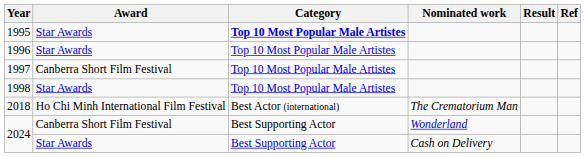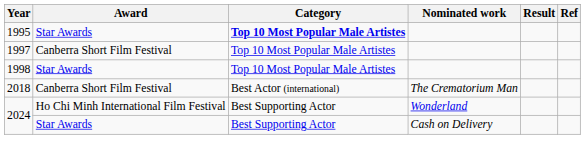- row: (19, 50)
(131, 106) Ho Chi Minh International Film Festival -> (104, 87) Canberra Short Film Festival
(104, 124) Canberra Short Film Festival -> (131, 106) Ho Chi Minh International Film Festival
